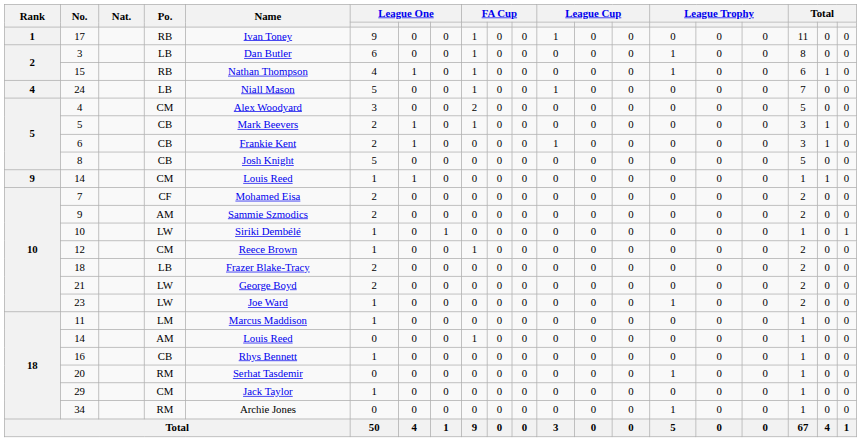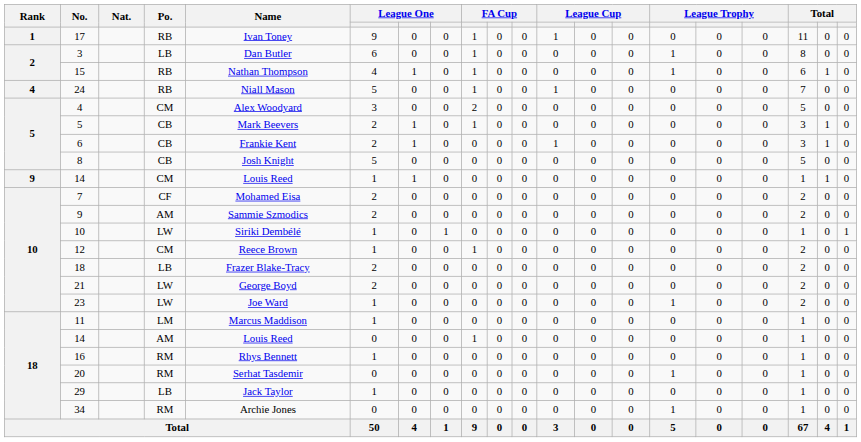(165, 89) LB -> (165, 89) RB
(165, 356) CB -> (165, 356) RM
(165, 392) CM -> (165, 392) LB
